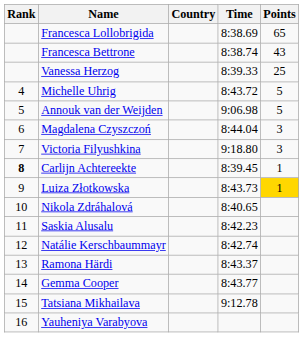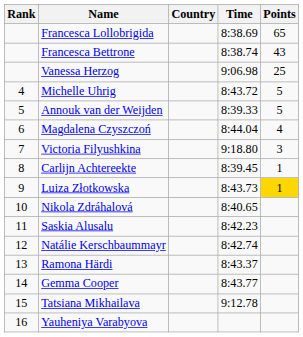(239, 71) 8:39.33 -> (239, 71) 9:06.98
(239, 110) 9:06.98 -> (239, 110) 8:39.33
(280, 129) 3 -> (280, 129) 4
(21, 168) bold -> (21, 168) normal
